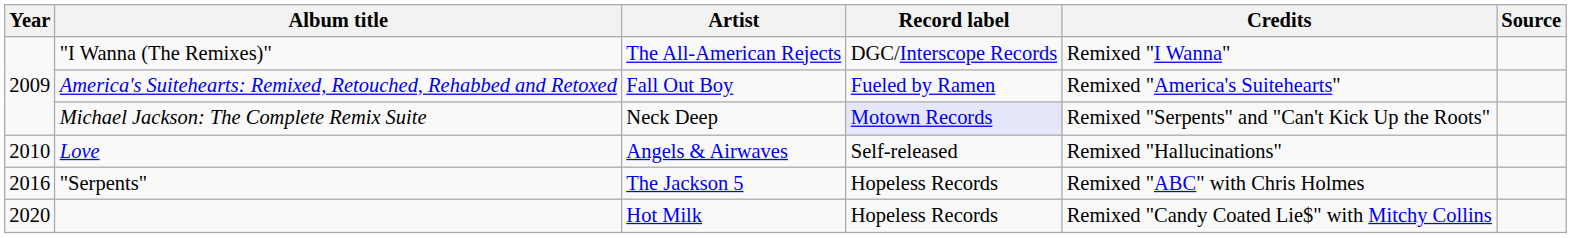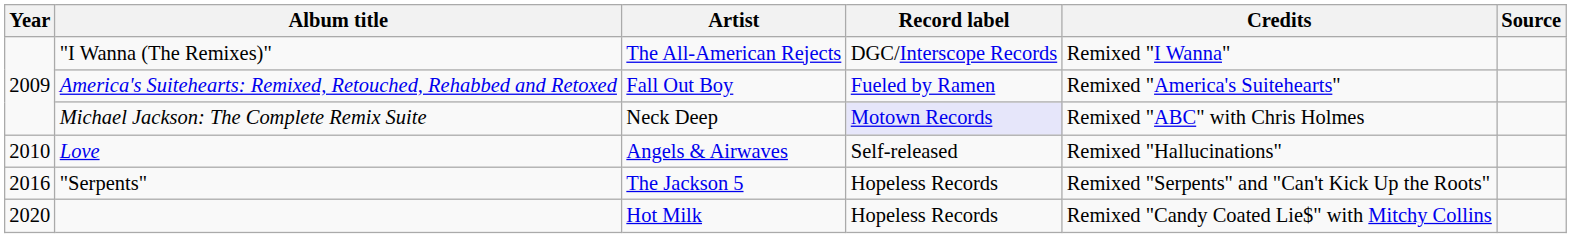(1278, 118) Remixed "Serpents" and "Can't Kick Up the Roots" -> (1216, 118) Remixed "ABC" with Chris Holmes
(1216, 183) Remixed "ABC" with Chris Holmes -> (1278, 183) Remixed "Serpents" and "Can't Kick Up the Roots"
